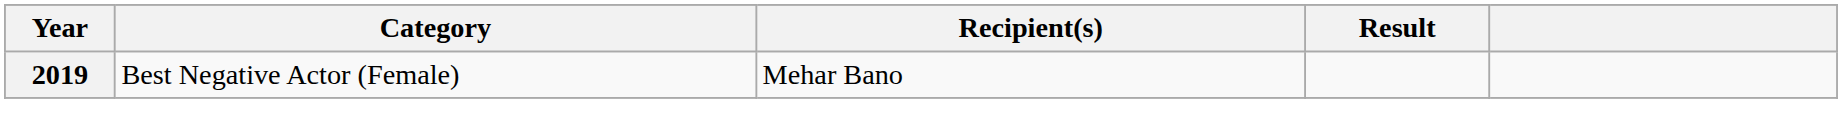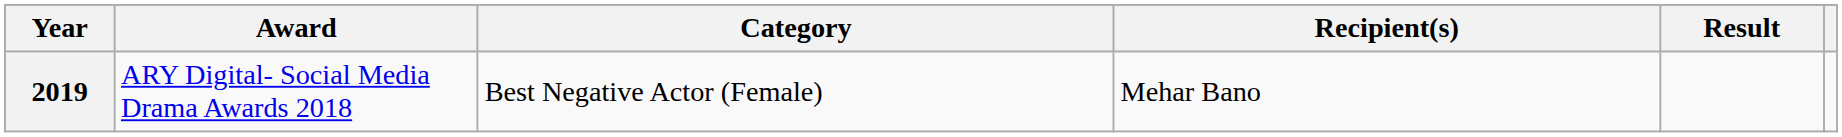+ column: (296, 27)
